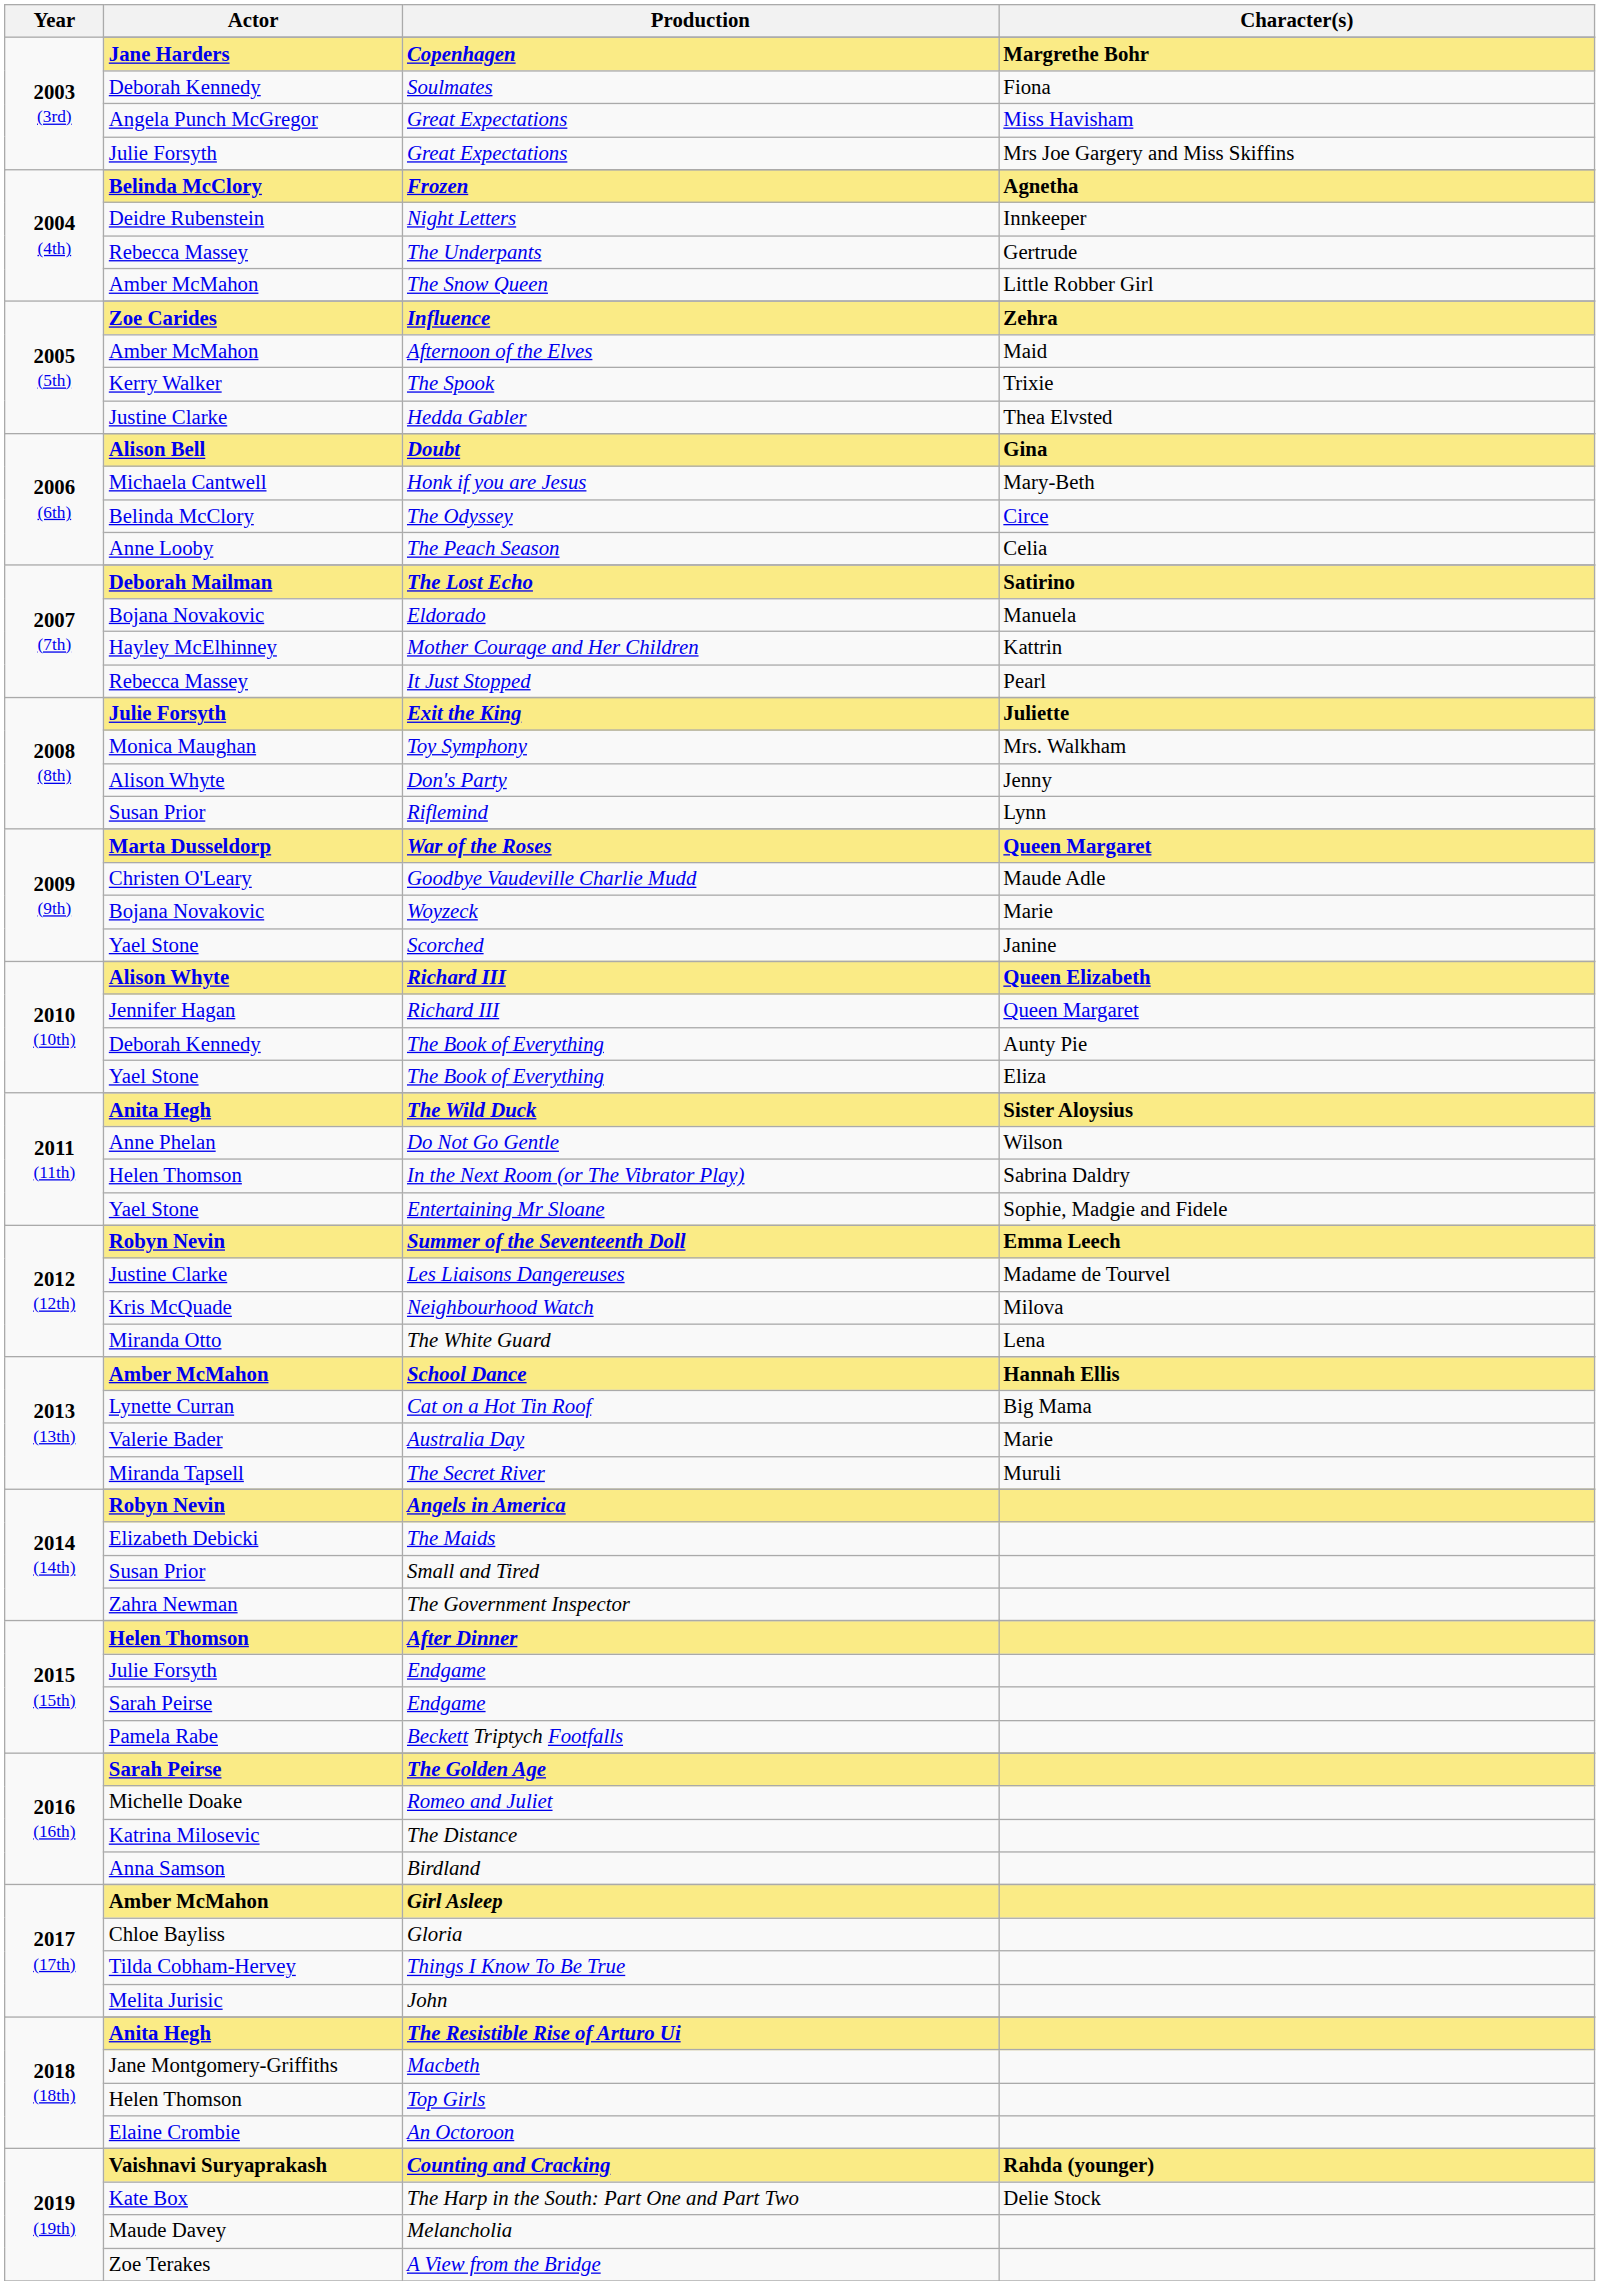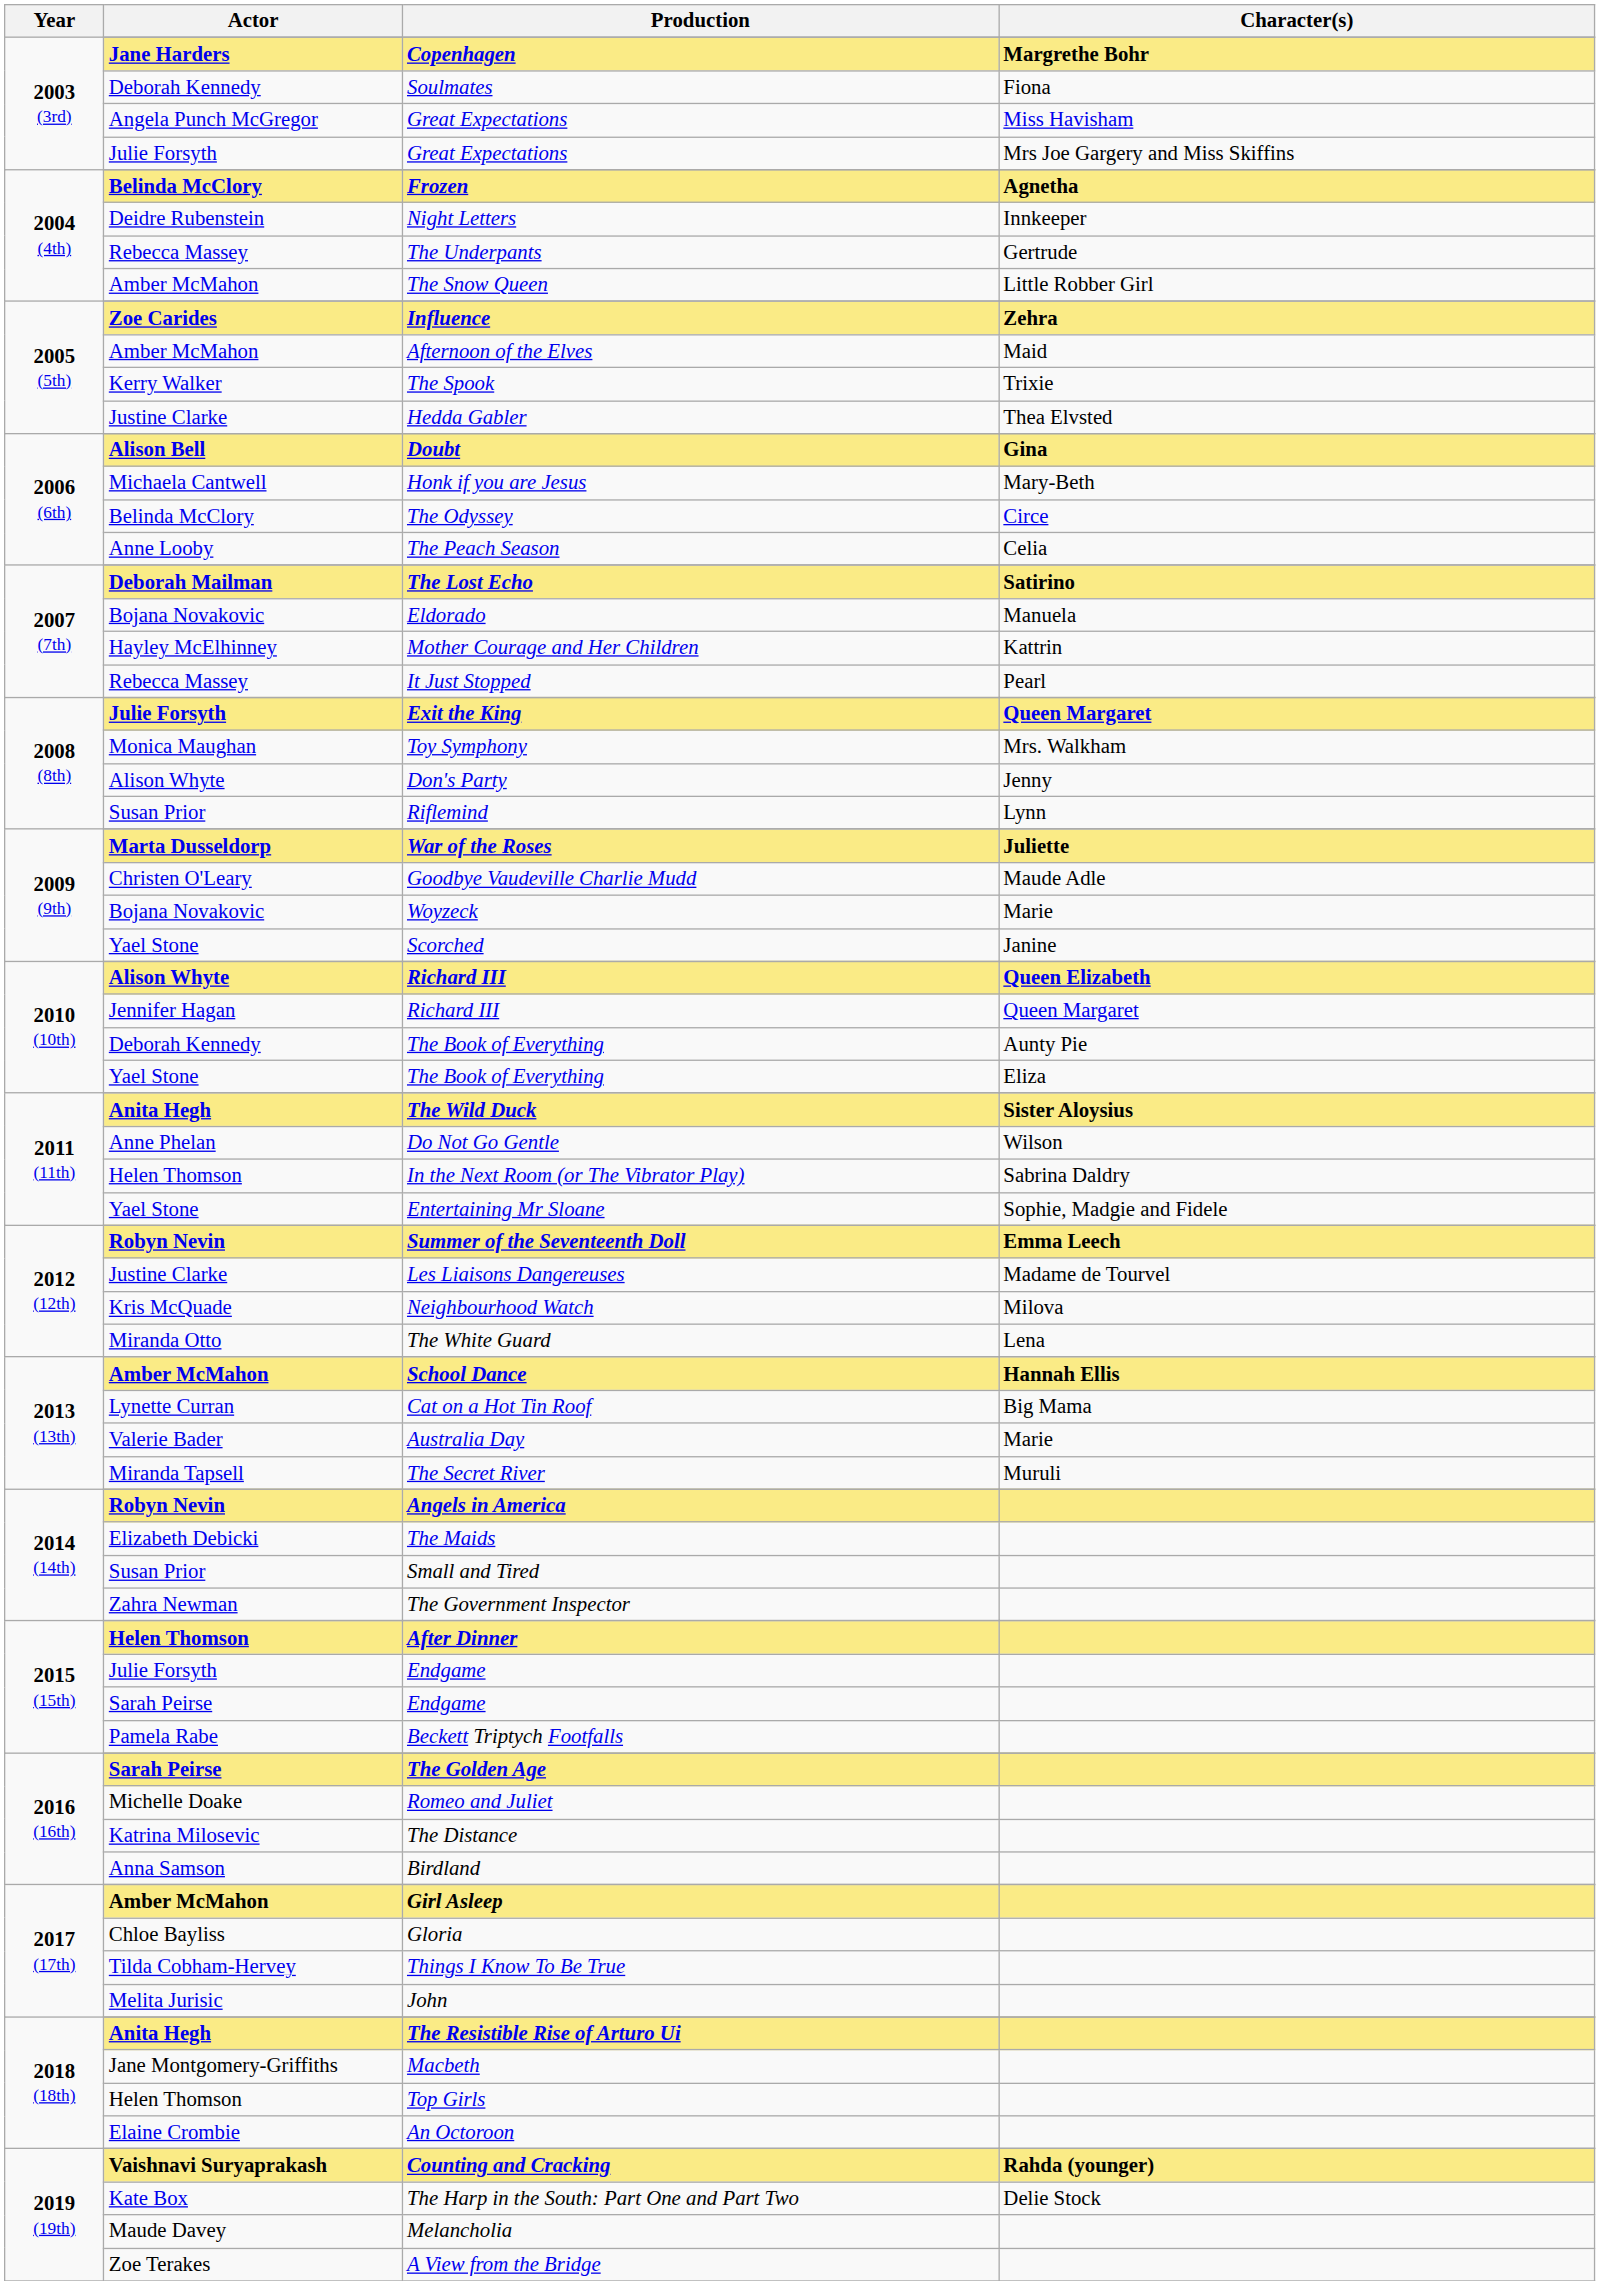(1036, 713) Juliette -> (1077, 713) Queen Margaret
(1077, 845) Queen Margaret -> (1036, 845) Juliette
